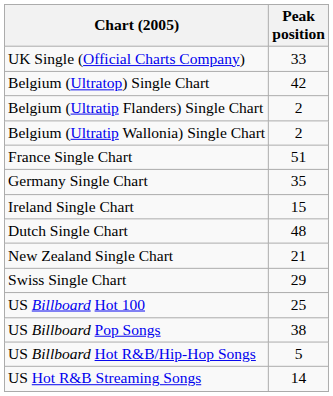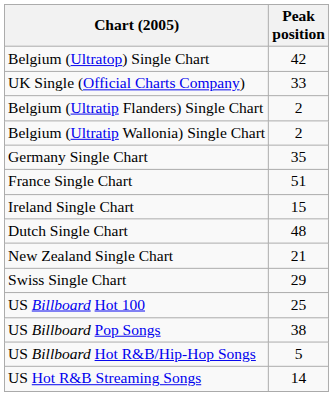rows swapped: (126, 58) <-> (109, 83)
rows swapped: (70, 157) <-> (78, 181)
